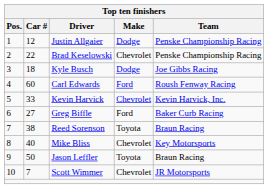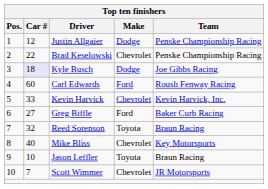(30, 69) no background -> (30, 69) lavender background
(30, 128) 38 -> (30, 128) 32
(30, 157) 50 -> (30, 157) 10
